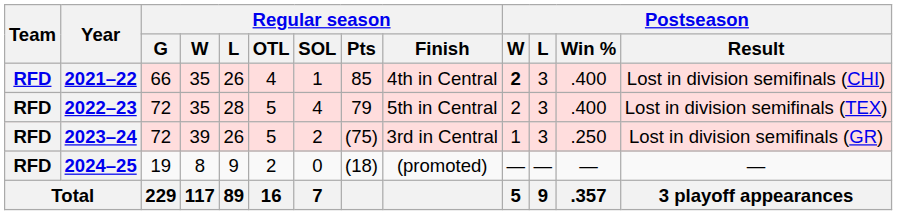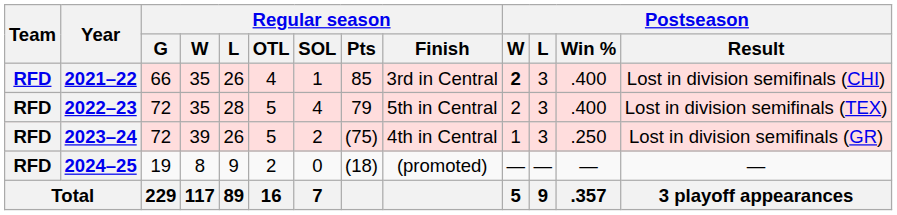(442, 78) 4th in Central -> (442, 78) 3rd in Central
(442, 137) 3rd in Central -> (442, 137) 4th in Central
